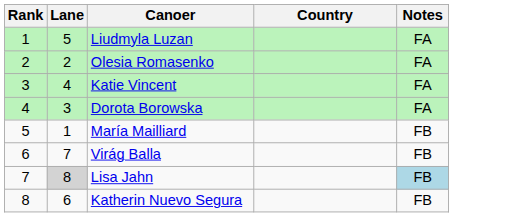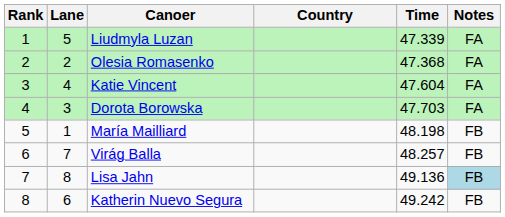+ column: (422, 16)
(67, 177) lightgrey background -> (67, 177) no background
